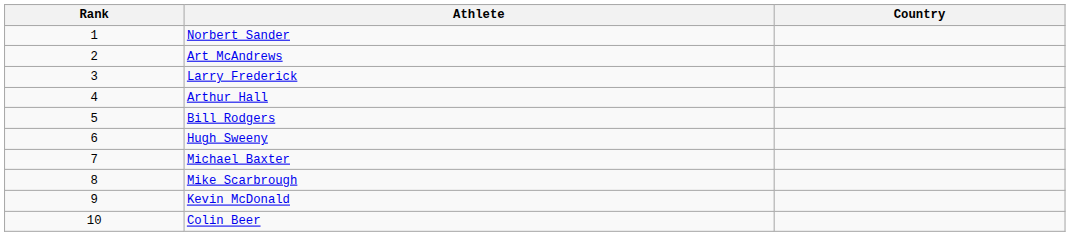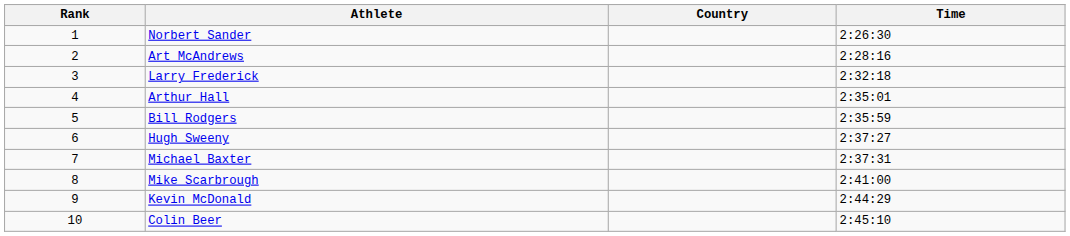+ column: (951, 15)
